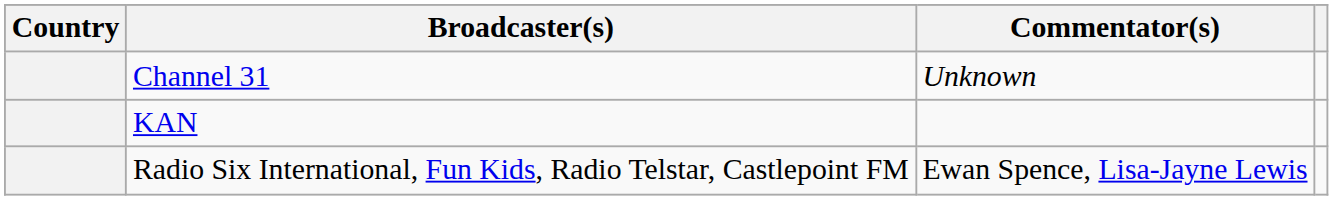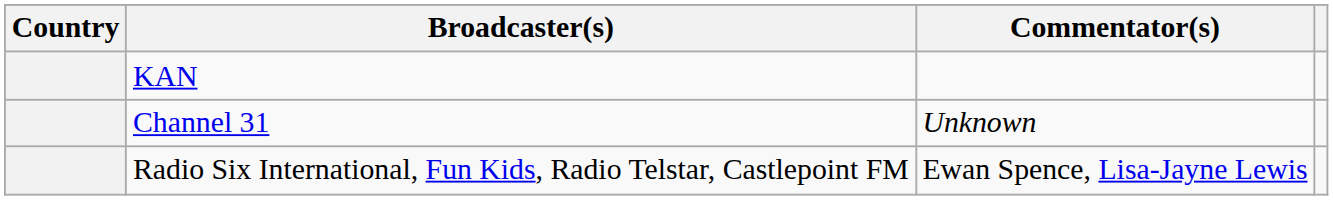rows swapped: (165, 122) <-> (201, 75)
